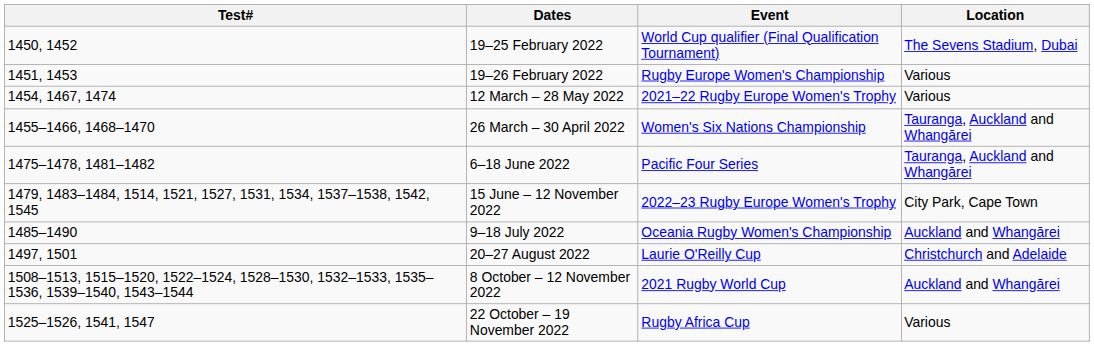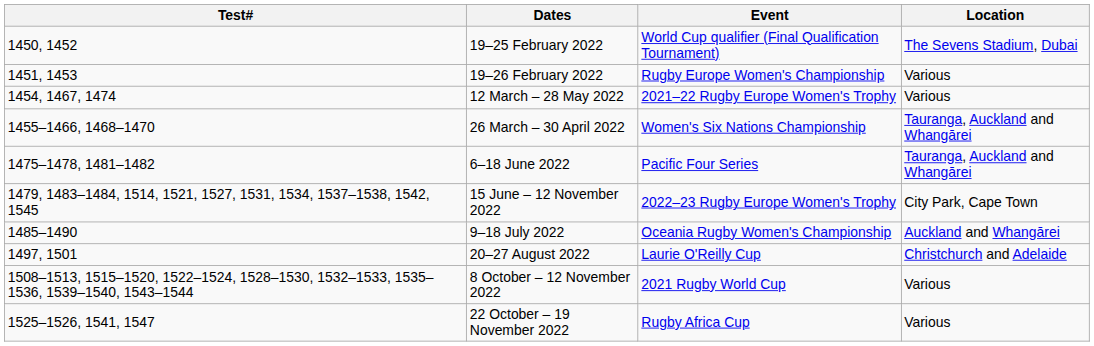(982, 284) Auckland and Whangārei -> (927, 284) Various
